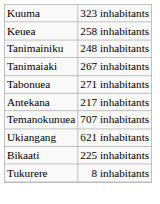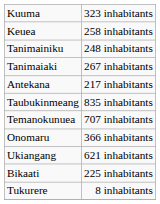- row: (29, 84)
+ row: (43, 102)
+ row: (28, 137)
